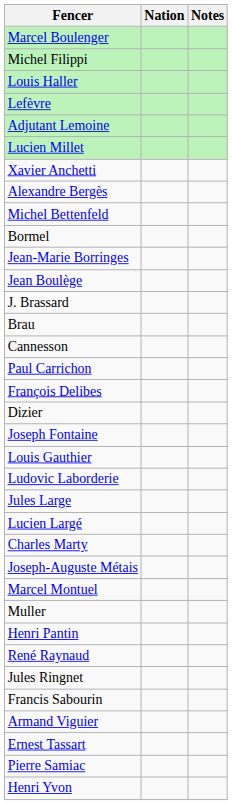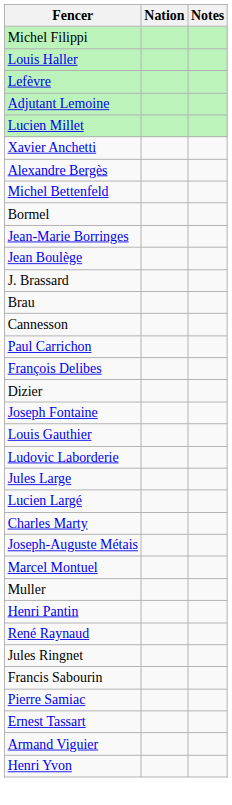- row: (58, 37)
rows swapped: (46, 766) <-> (53, 721)
